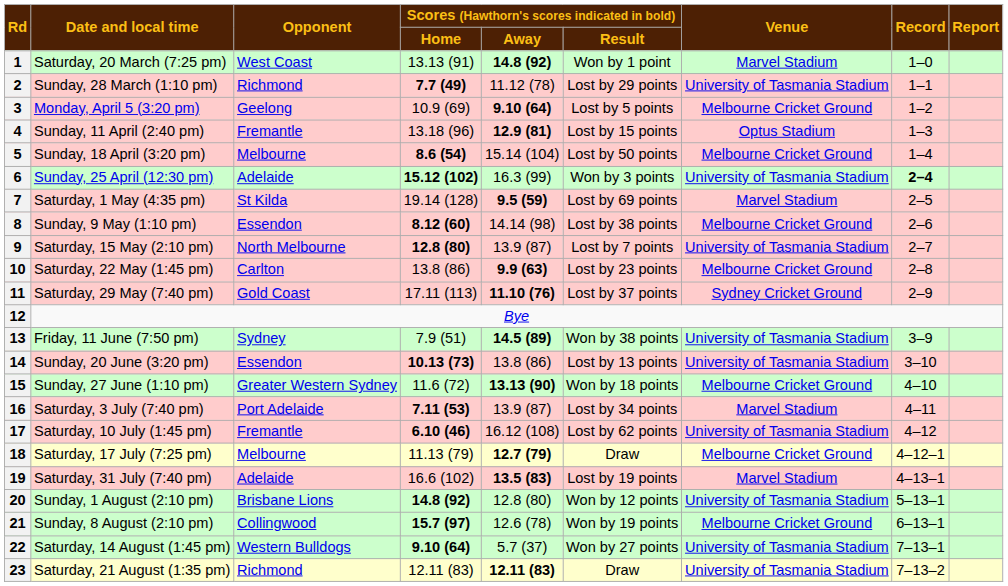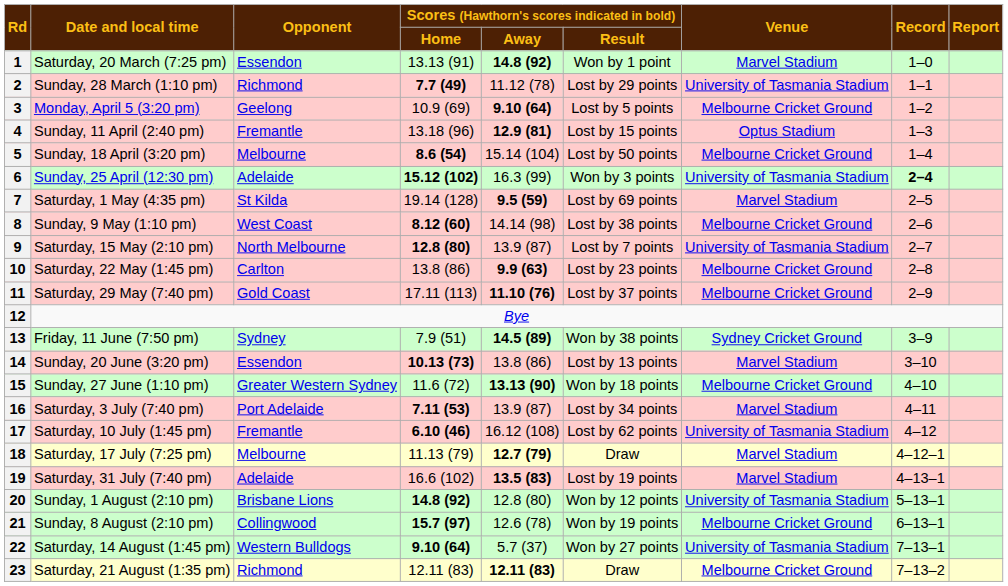(275, 62) West Coast -> (269, 62) Essendon
(269, 223) Essendon -> (275, 223) West Coast
(787, 293) Sydney Cricket Ground -> (787, 293) Melbourne Cricket Ground
(787, 339) University of Tasmania Stadium -> (787, 339) Sydney Cricket Ground
(787, 362) University of Tasmania Stadium -> (787, 362) Marvel Stadium
(787, 454) Melbourne Cricket Ground -> (787, 454) Marvel Stadium
(787, 570) University of Tasmania Stadium -> (787, 570) Melbourne Cricket Ground
